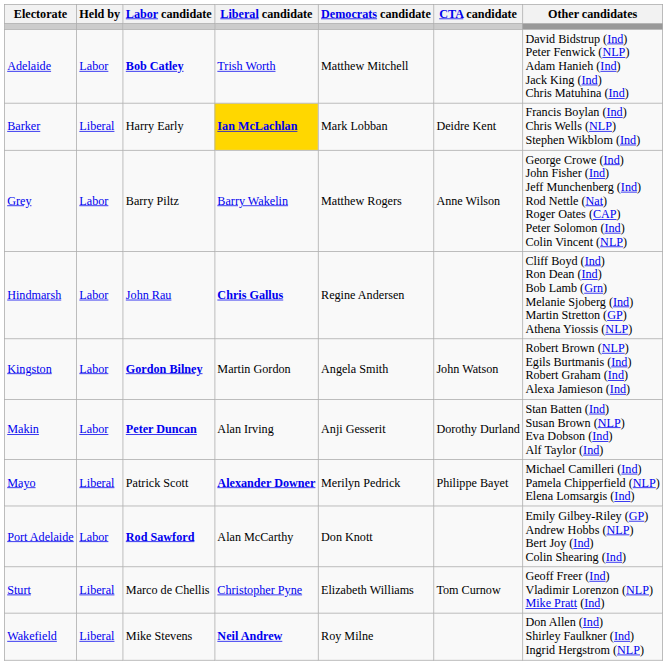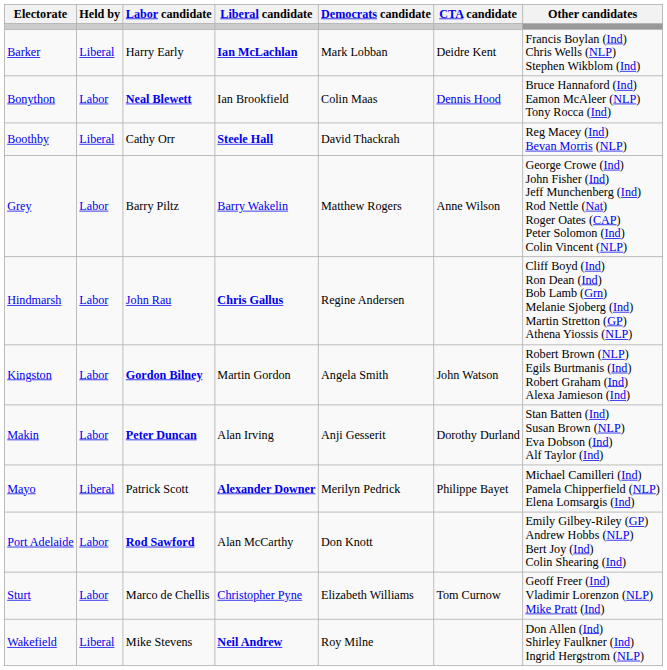- row: (29, 66)
(257, 126) gold background -> (257, 52) no background
+ row: (31, 99)
+ row: (28, 139)
(97, 590) Liberal -> (94, 595) Labor
